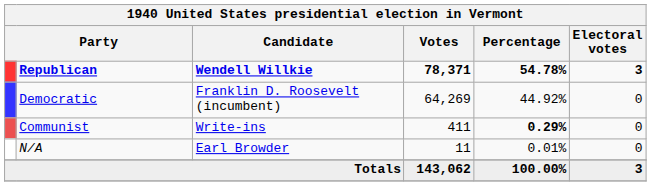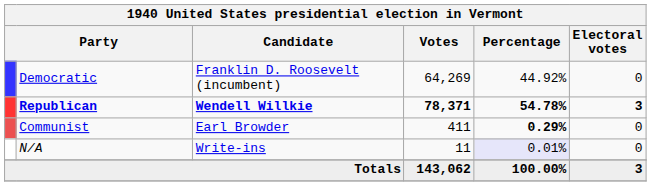rows swapped: (58, 72) <-> (58, 100)
(231, 128) Write-ins -> (242, 128) Earl Browder
(242, 149) Earl Browder -> (231, 149) Write-ins
(547, 149) no background -> (547, 149) lavender background
